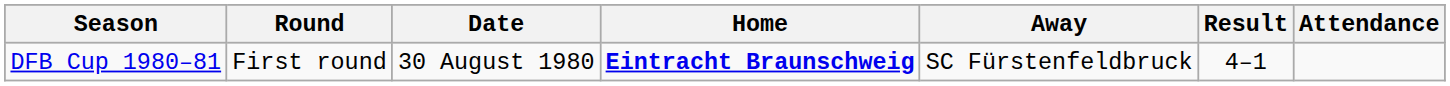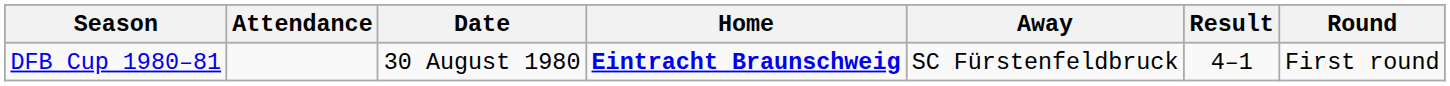columns swapped: (310, 24) <-> (1369, 24)
